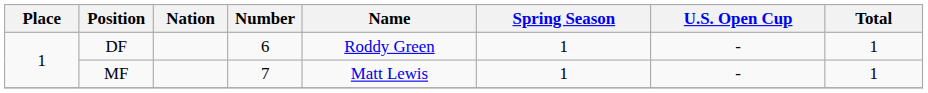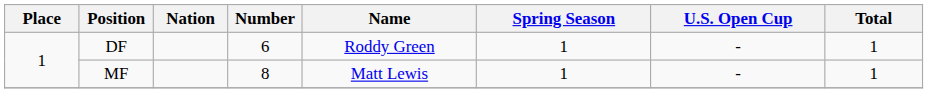(265, 74) 7 -> (265, 74) 8
